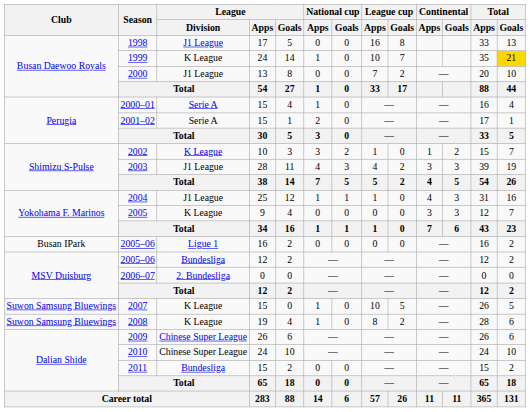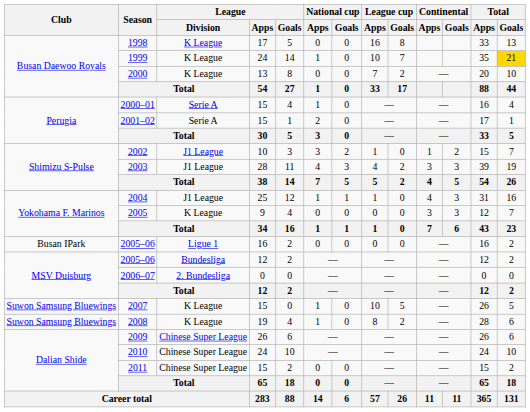(203, 43) J1 League -> (203, 43) K League
(203, 74) J1 League -> (203, 74) K League
(203, 151) K League -> (203, 151) J1 League
(203, 368) Bundesliga -> (203, 368) Chinese Super League
